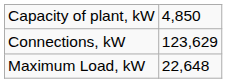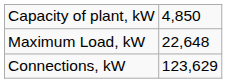rows swapped: (67, 41) <-> (77, 66)
